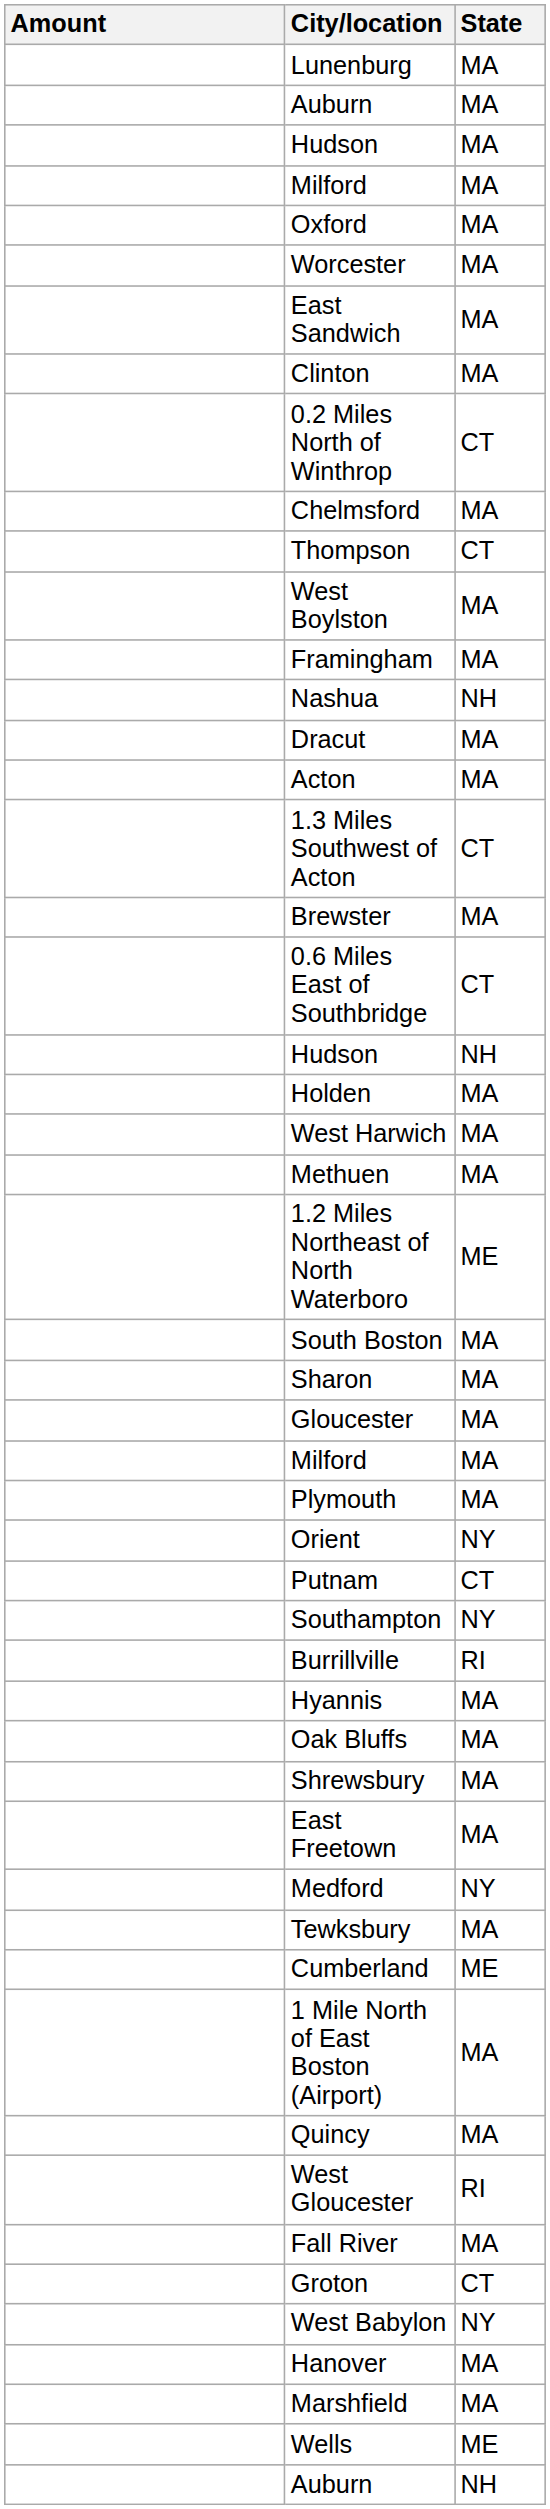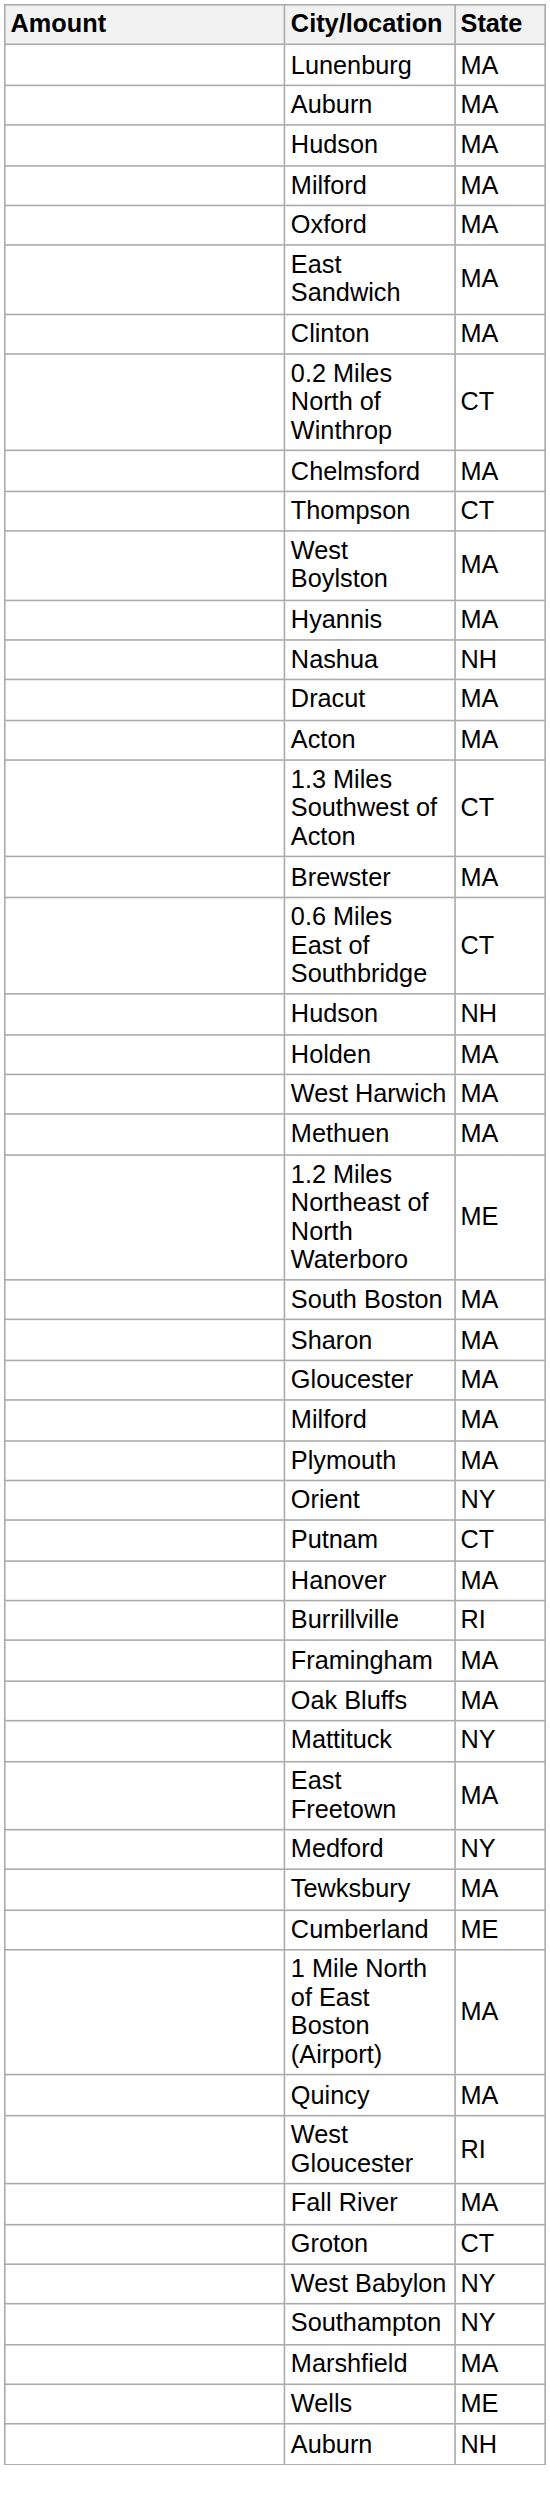- row: (348, 265)
rows swapped: (362, 659) <-> (337, 1700)
rows swapped: (366, 1620) <-> (339, 2363)
+ row: (341, 1740)
- row: (358, 1780)
